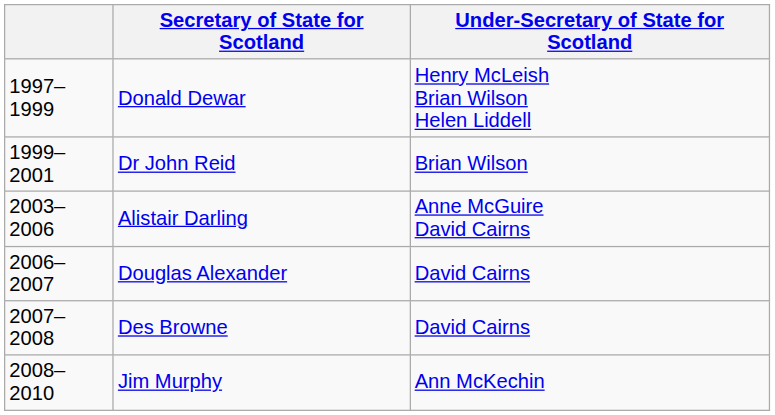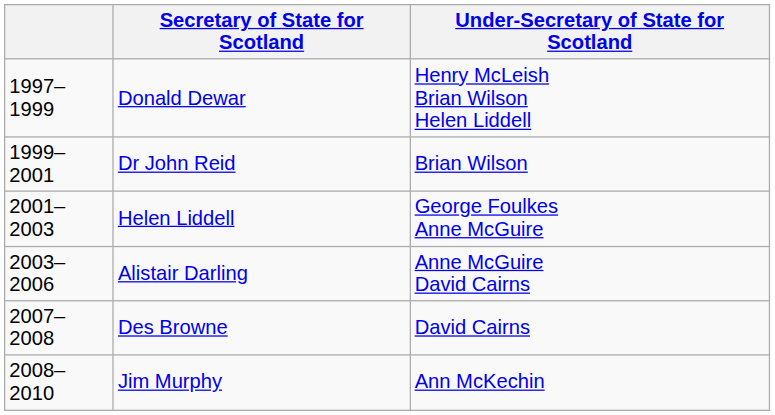+ row: (176, 218)
- row: (203, 273)
